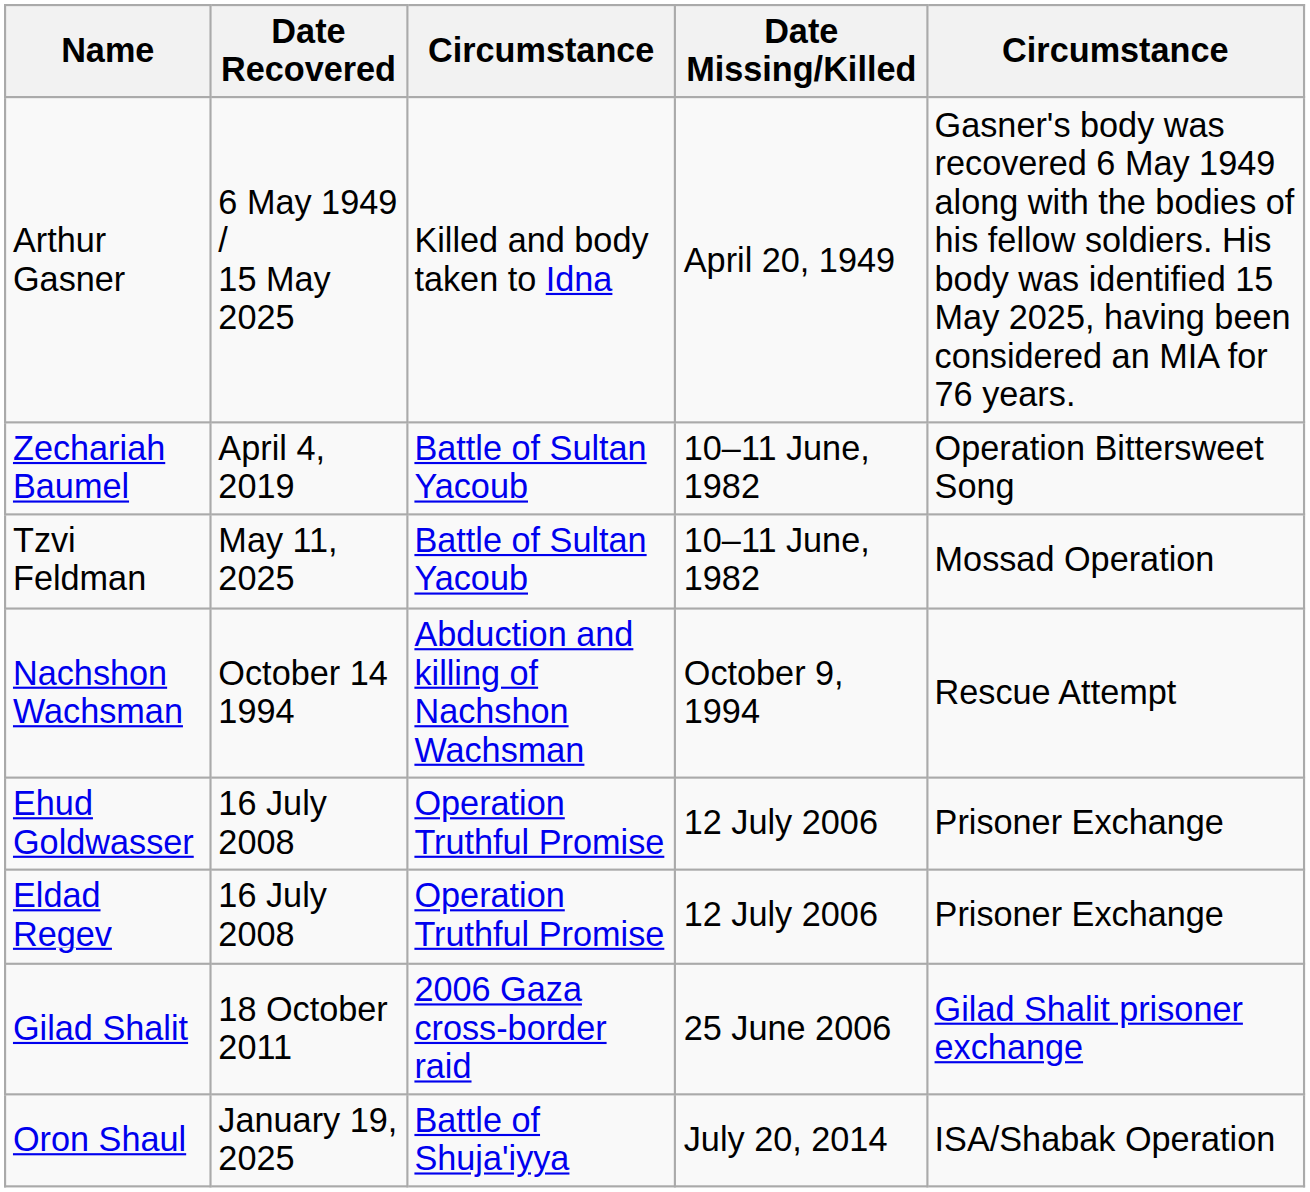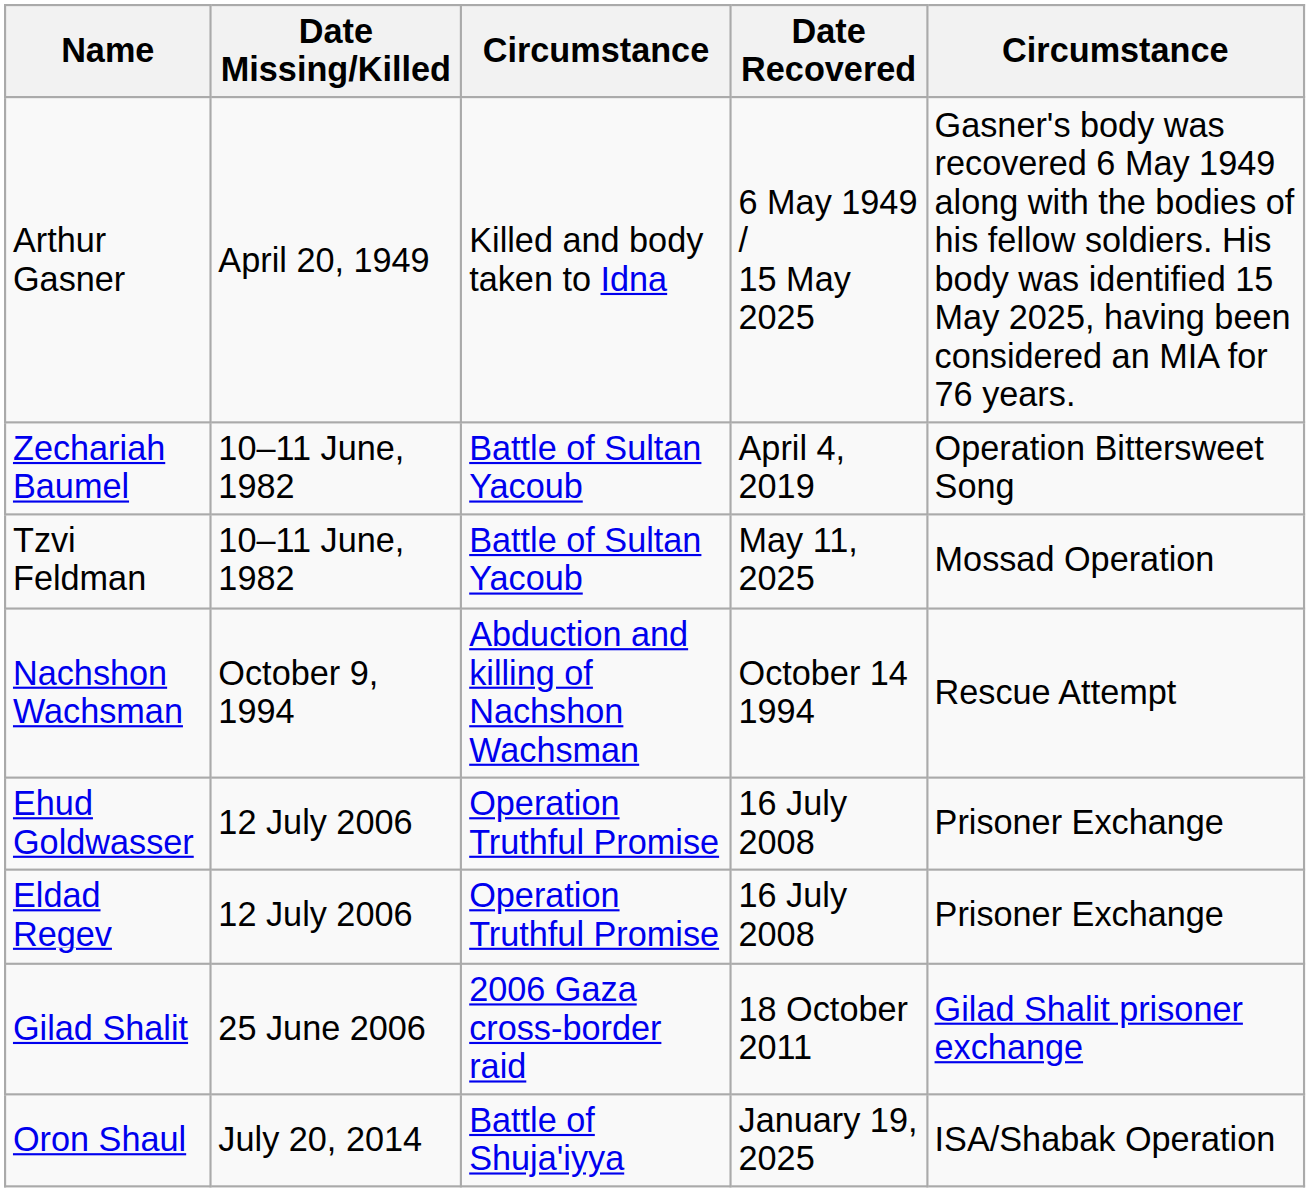columns swapped: (801, 50) <-> (308, 50)
